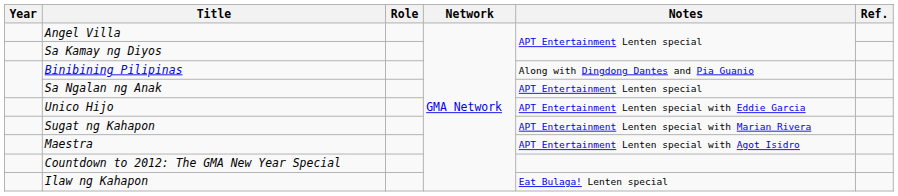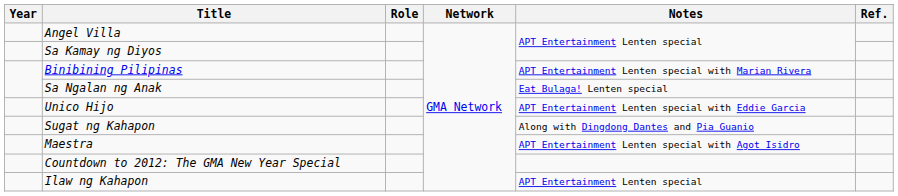(636, 71) Along with Dingdong Dantes and Pia Guanio -> (665, 71) APT Entertainment Lenten special with Marian Rivera
(611, 89) APT Entertainment Lenten special -> (593, 89) Eat Bulaga! Lenten special
(665, 127) APT Entertainment Lenten special with Marian Rivera -> (636, 127) Along with Dingdong Dantes and Pia Guanio
(593, 182) Eat Bulaga! Lenten special -> (611, 182) APT Entertainment Lenten special
